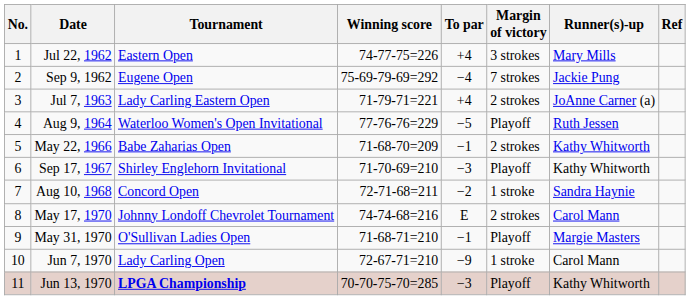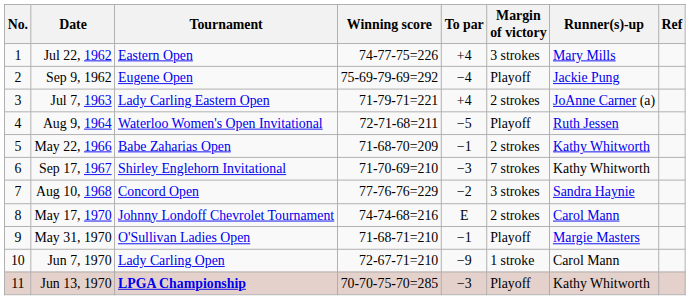(515, 78) 7 strokes -> (510, 78) Playoff
(399, 123) 77-76-76=229 -> (399, 123) 72-71-68=211
(510, 169) Playoff -> (515, 169) 7 strokes
(399, 192) 72-71-68=211 -> (399, 192) 77-76-76=229
(512, 192) 1 stroke -> (515, 192) 3 strokes
